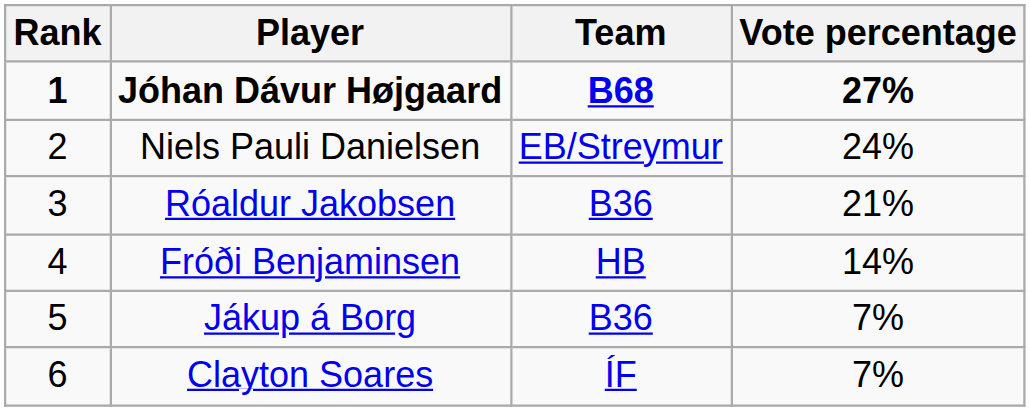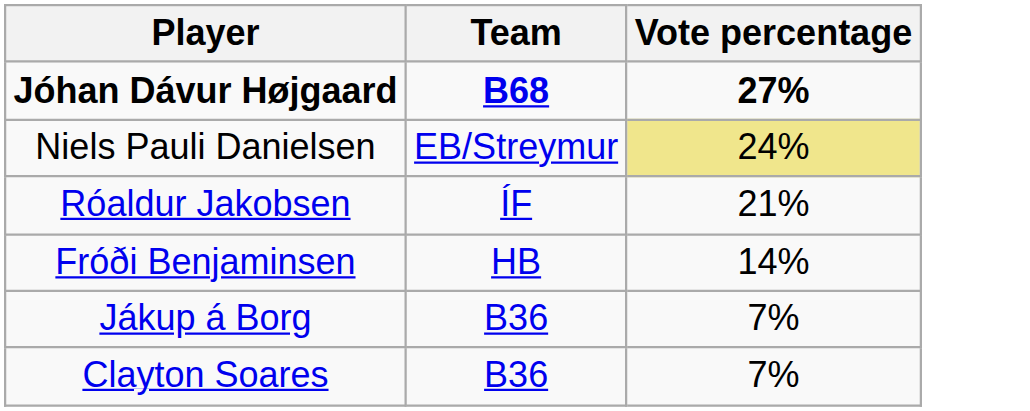- column: (57, 33)
(878, 147) no background -> (773, 147) khaki background
(621, 204) B36 -> (516, 204) ÍF
(621, 375) ÍF -> (516, 375) B36
